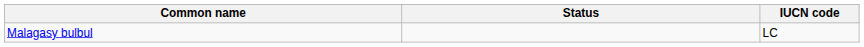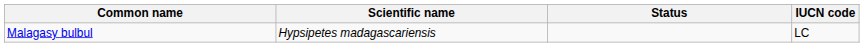+ column: (411, 13)
